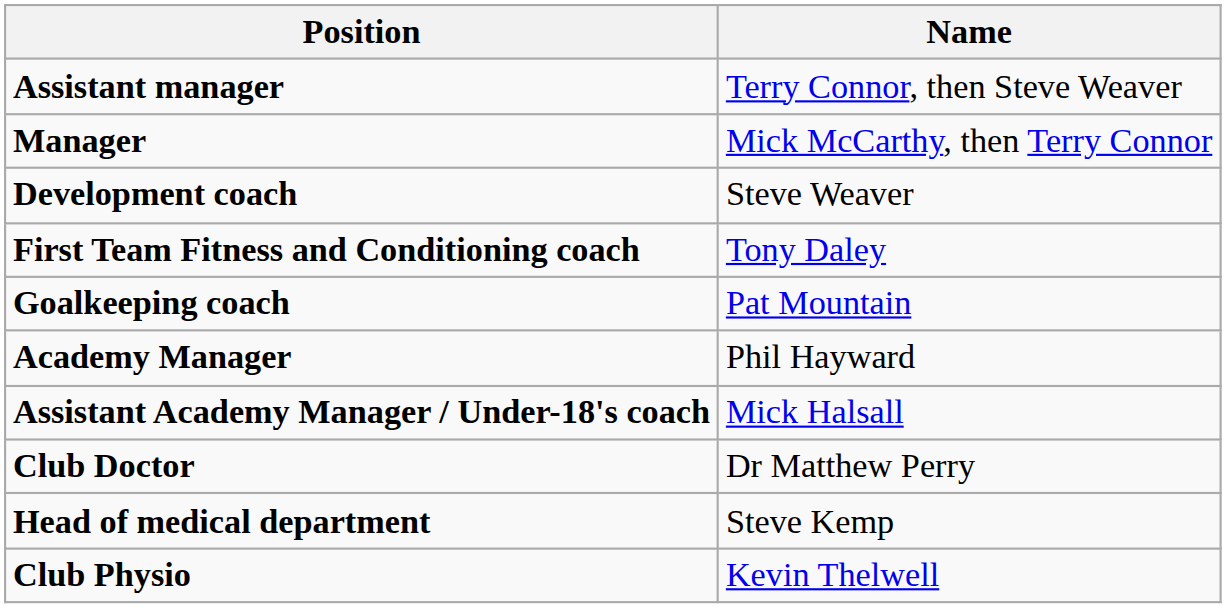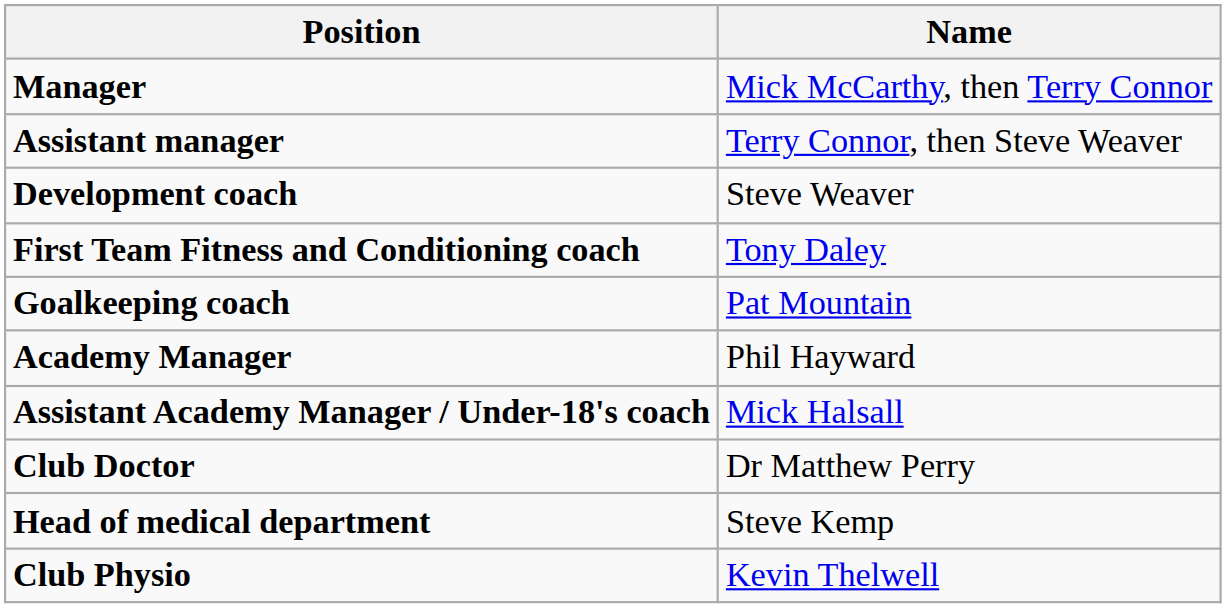rows swapped: (80, 140) <-> (149, 85)
